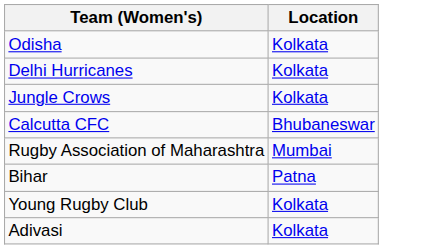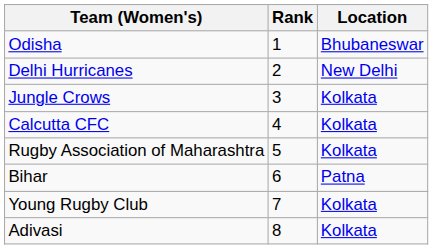+ column: (293, 17)
(300, 44) Kolkata -> (372, 44) Bhubaneswar
(300, 71) Kolkata -> (359, 71) New Delhi
(323, 124) Bhubaneswar -> (349, 124) Kolkata
(302, 151) Mumbai -> (349, 151) Kolkata
